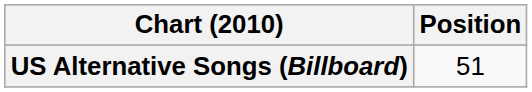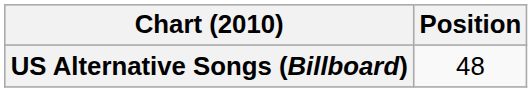(470, 65) 51 -> (470, 65) 48
